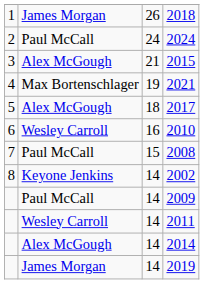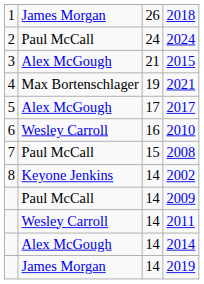(153, 107) 18 -> (153, 107) 17
